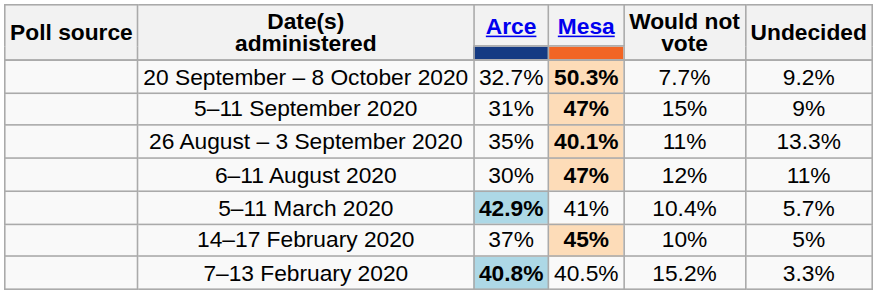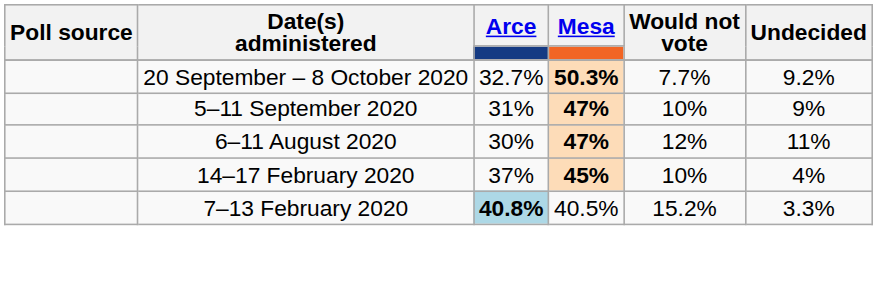(685, 109) 15% -> (685, 109) 10%
- row: (306, 142)
- row: (306, 208)
(809, 240) 5% -> (809, 175) 4%
